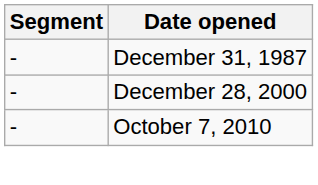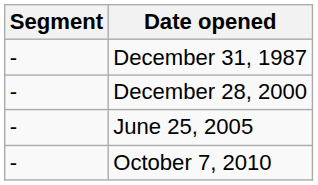+ row: (183, 127)
